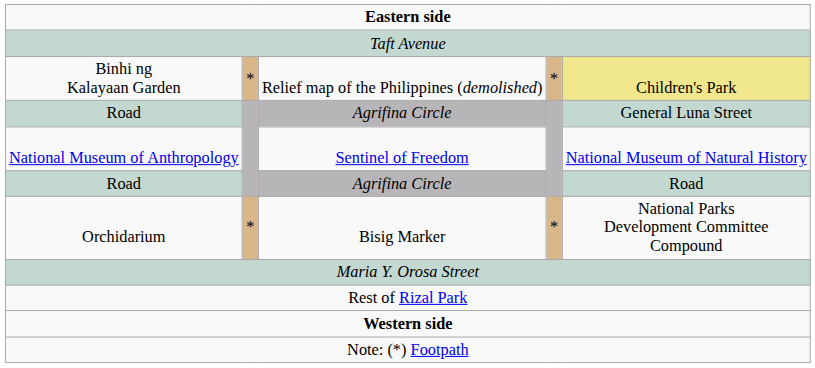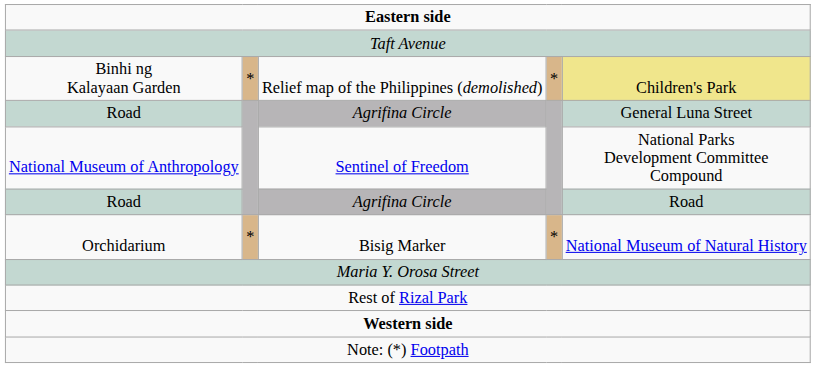(686, 157) National Museum of Natural History -> (686, 157) National Parks Development Committee Compound
(686, 227) National Parks Development Committee Compound -> (686, 246) National Museum of Natural History
